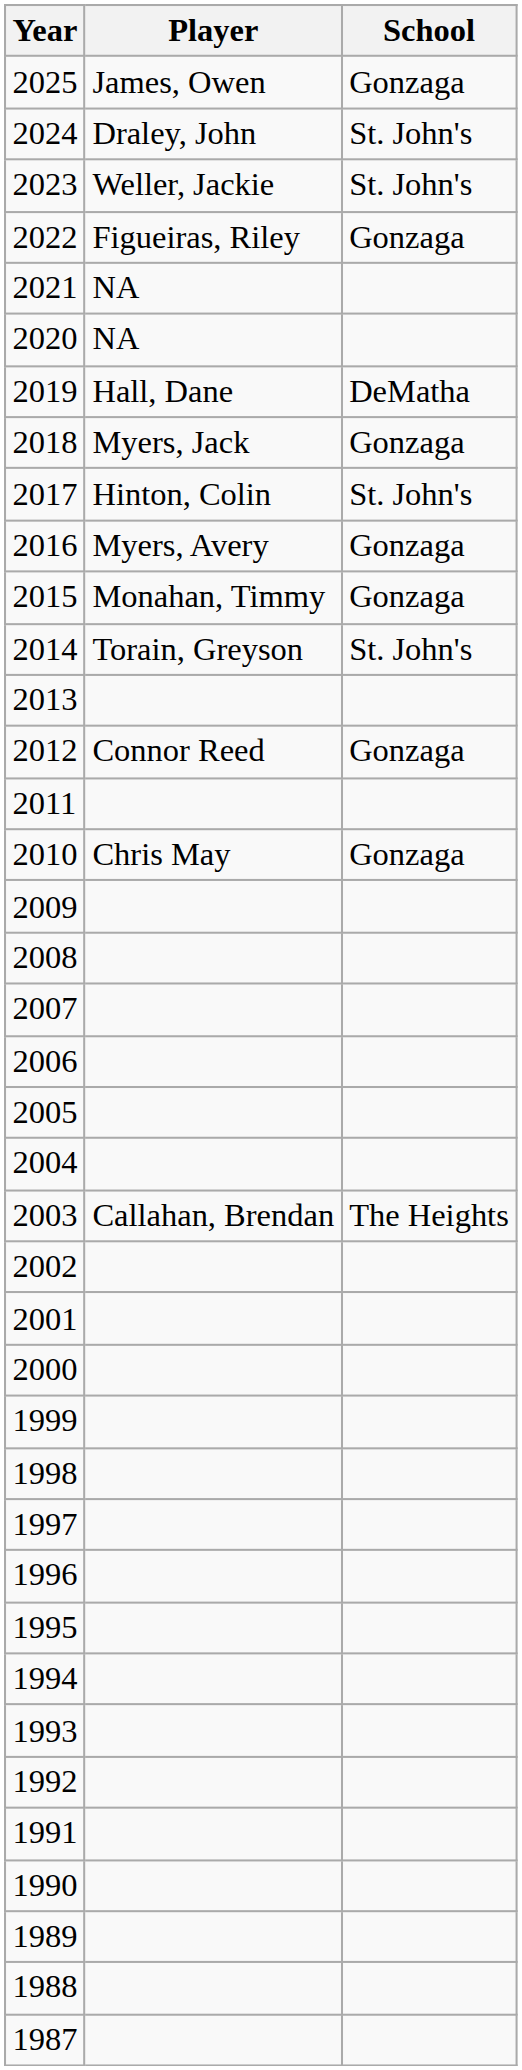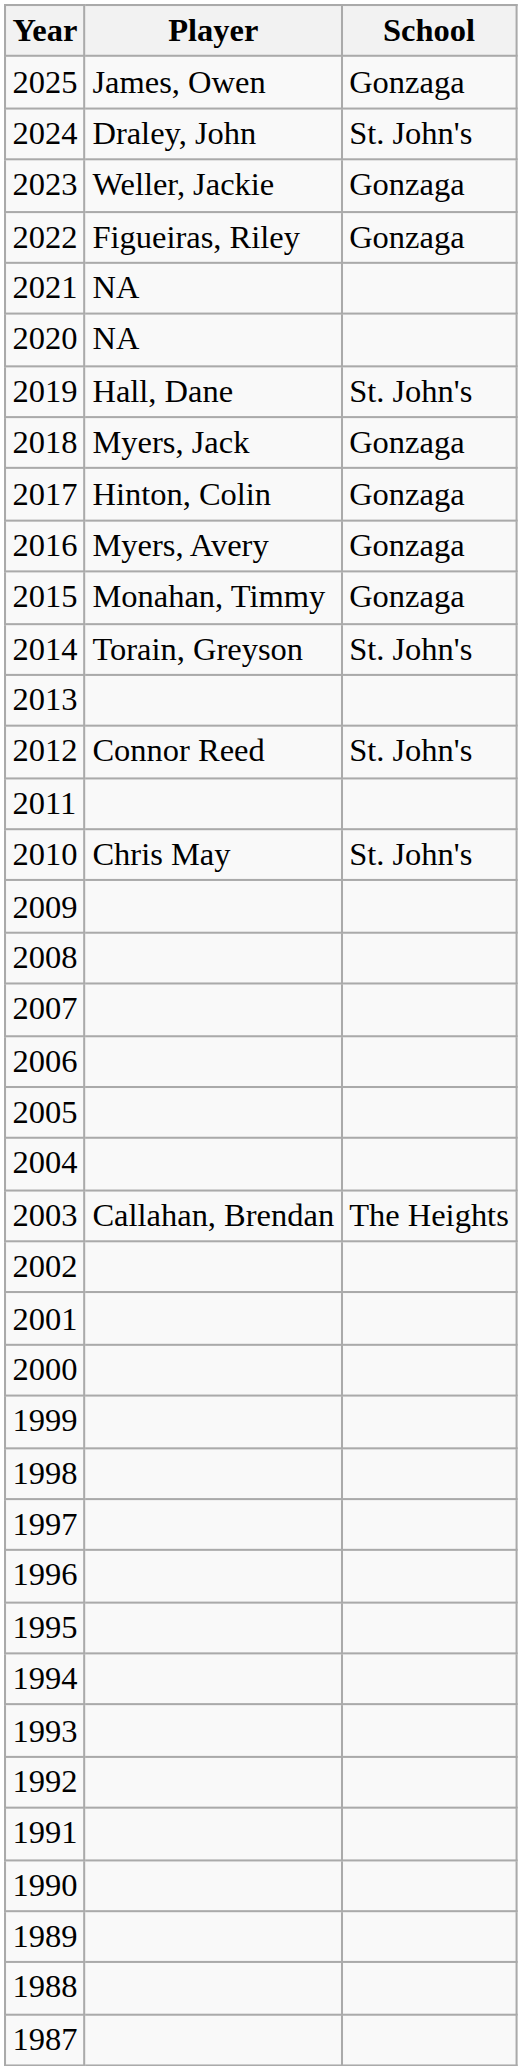(411, 184) St. John's -> (407, 184) Gonzaga
(410, 390) DeMatha -> (411, 390) St. John's
(411, 493) St. John's -> (407, 493) Gonzaga
(407, 751) Gonzaga -> (411, 751) St. John's
(407, 854) Gonzaga -> (411, 854) St. John's
